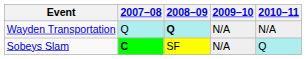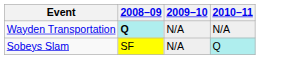- column: (141, 12)
